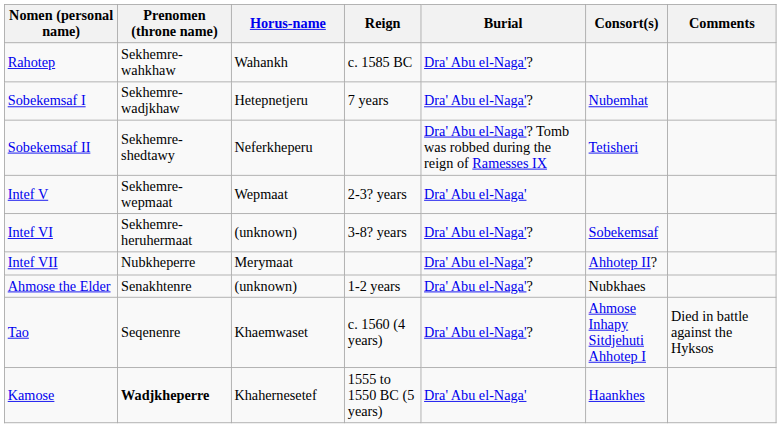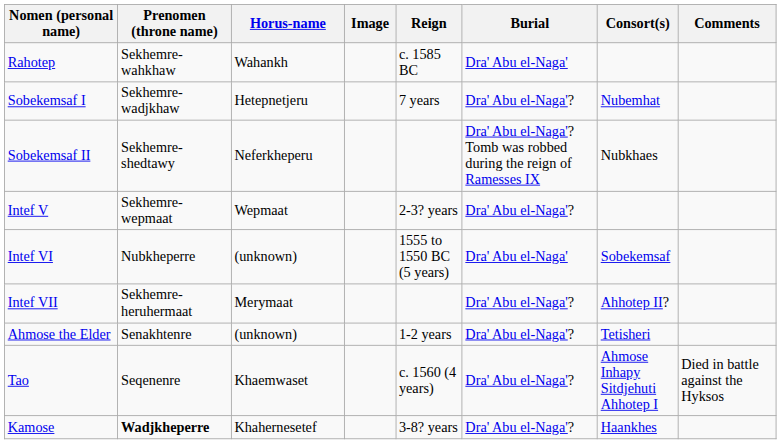+ column: (370, 23)
(478, 62) Dra' Abu el-Naga'? -> (517, 62) Dra' Abu el-Naga'
(613, 147) Tetisheri -> (629, 155) Nubkhaes
(475, 194) Dra' Abu el-Naga' -> (520, 210) Dra' Abu el-Naga'?
(157, 232) Sekhemre-heruhermaat -> (158, 256) Nubkheperre
(377, 232) 3-8? years -> (424, 256) 1555 to 1550 BC (5 years)
(478, 232) Dra' Abu el-Naga'? -> (517, 256) Dra' Abu el-Naga'
(158, 263) Nubkheperre -> (157, 303) Sekhemre-heruhermaat
(617, 286) Nubkhaes -> (626, 334) Tetisheri
(381, 395) 1555 to 1550 BC (5 years) -> (428, 427) 3-8? years
(475, 395) Dra' Abu el-Naga' -> (520, 427) Dra' Abu el-Naga'?
